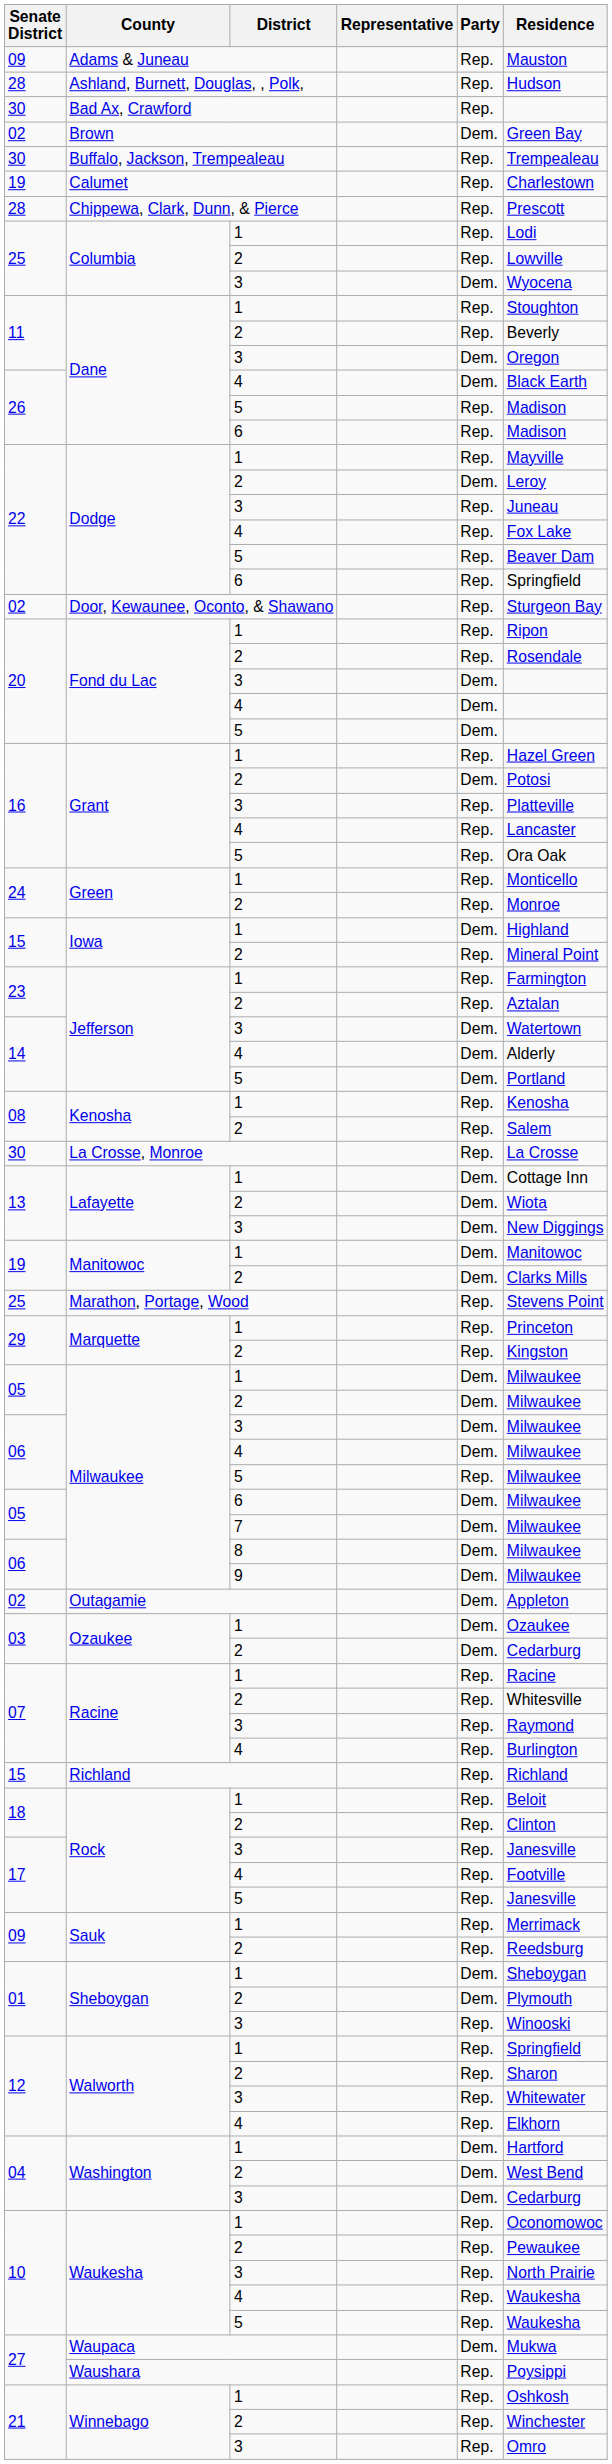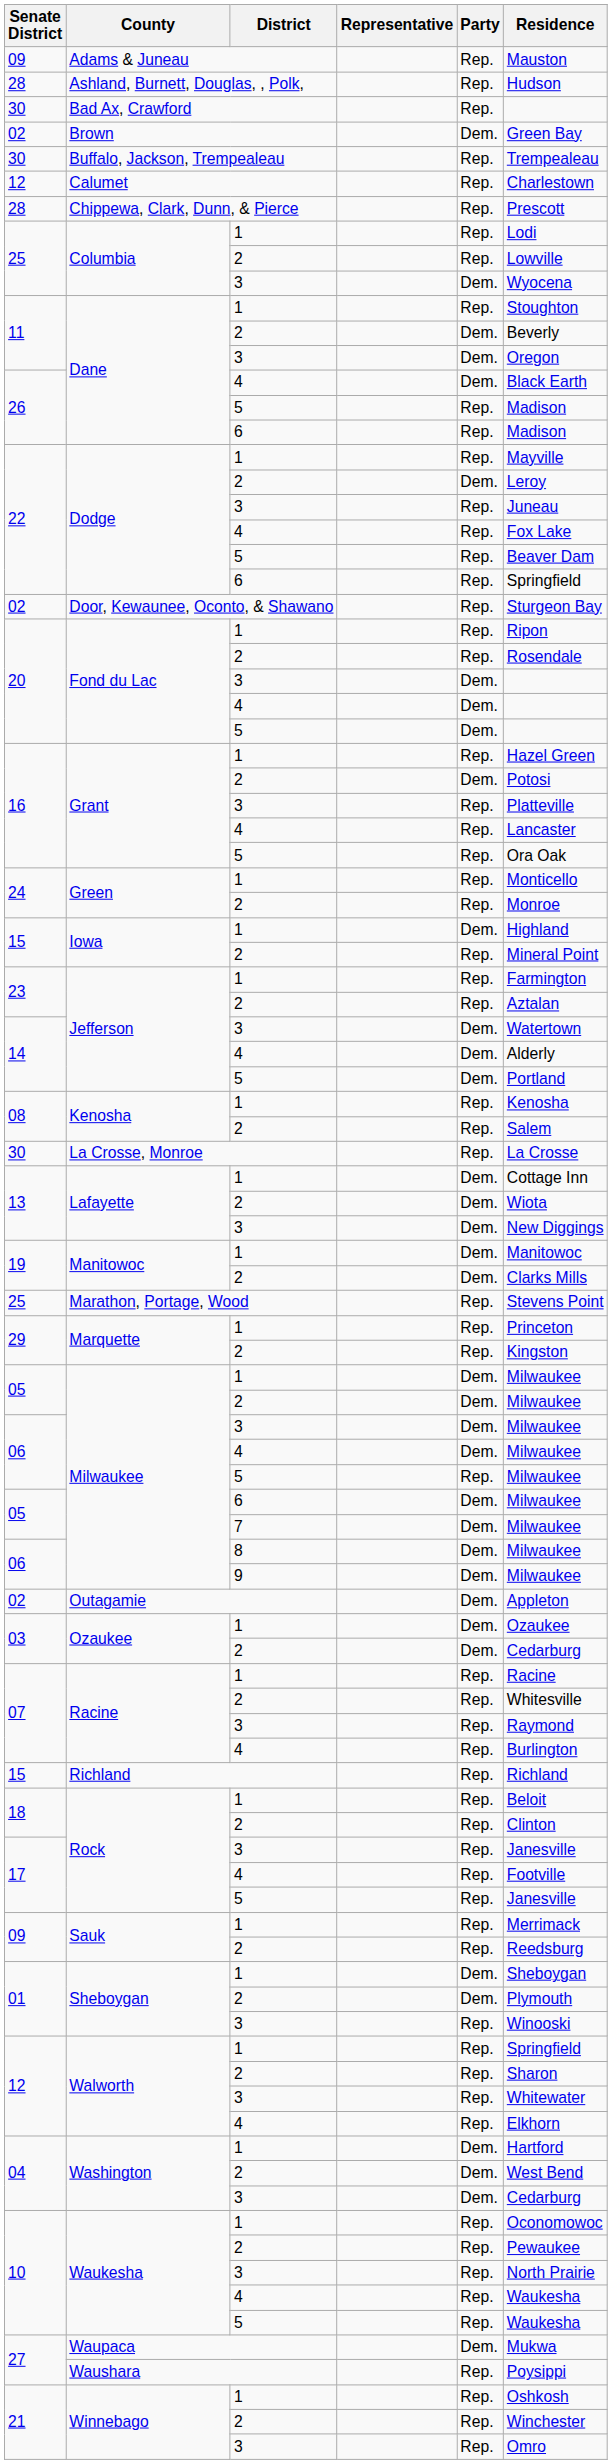(17, 183) 19 -> (17, 183) 12
(477, 332) Rep. -> (479, 332) Dem.
